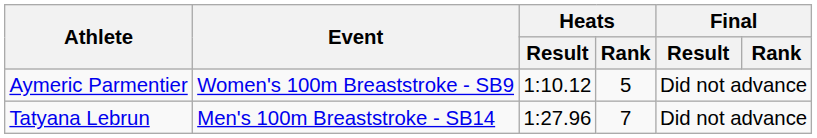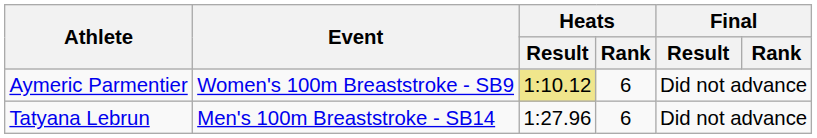(557, 85) no background -> (557, 85) khaki background
(626, 85) 5 -> (626, 85) 6
(626, 118) 7 -> (626, 118) 6
